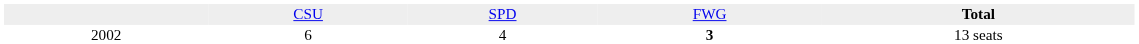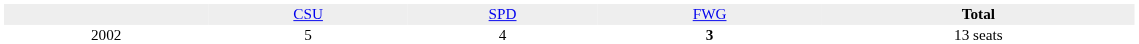(308, 35) 6 -> (308, 35) 5
